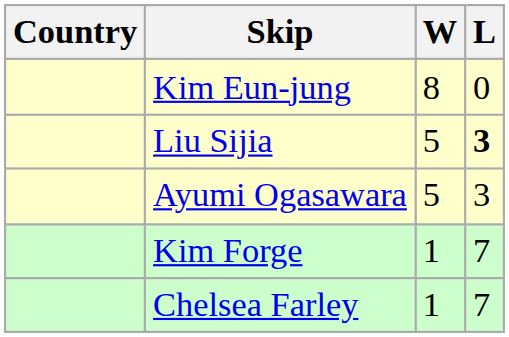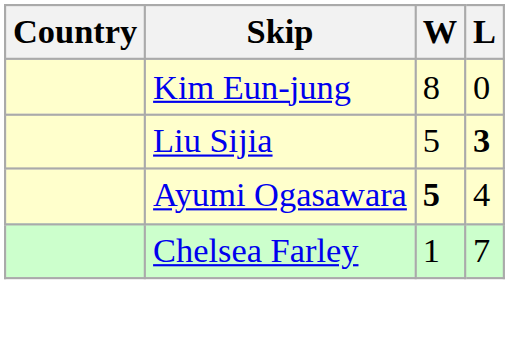(431, 195) normal -> (431, 195) bold
(482, 195) 3 -> (482, 195) 4
- row: (228, 250)
